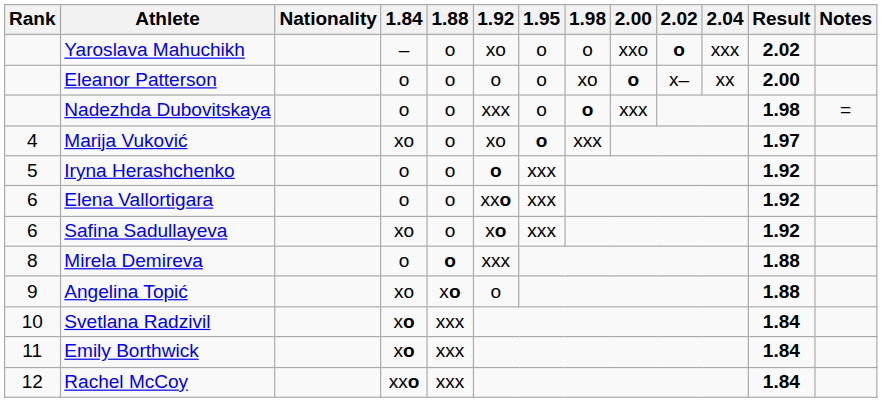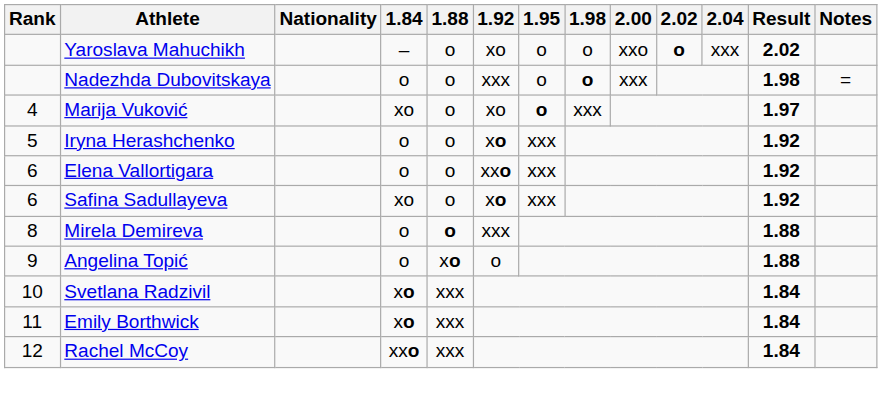- row: (141, 79)
(496, 170) o -> (496, 140) xo
(404, 291) xo -> (404, 261) o
